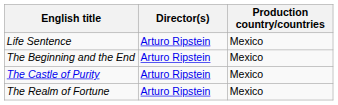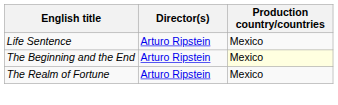(247, 58) no background -> (247, 58) lightyellow background
- row: (53, 74)
